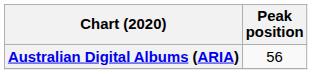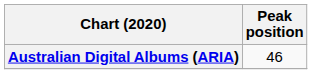(275, 56) 56 -> (275, 56) 46
